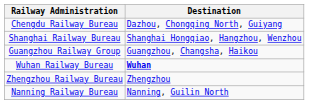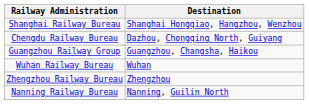rows swapped: (65, 24) <-> (65, 38)
(139, 65) bold -> (139, 65) normal
